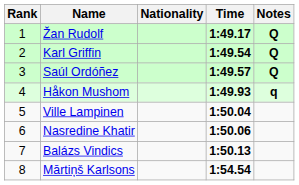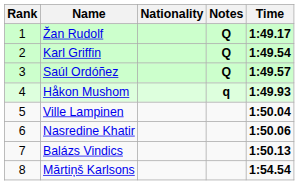columns swapped: (230, 14) <-> (274, 14)
